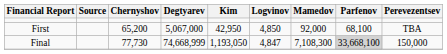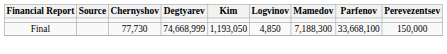- row: (40, 29)
(270, 43) 4,847 -> (270, 29) 4,850
(313, 43) 7,108,300 -> (313, 29) 7,188,300
(359, 43) lightgrey background -> (359, 29) no background
